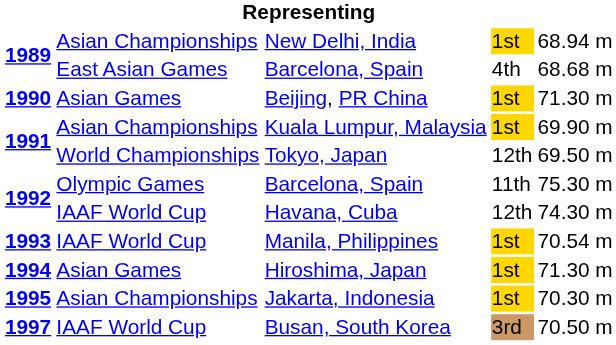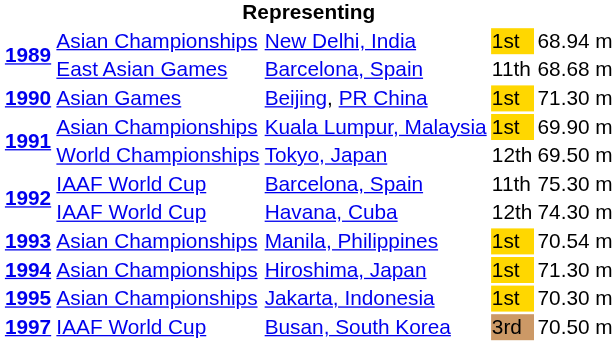(506, 69) 4th -> (511, 69) 11th
(130, 184) Olympic Games -> (131, 184) IAAF World Cup
(131, 241) IAAF World Cup -> (157, 241) Asian Championships
(119, 269) Asian Games -> (157, 269) Asian Championships
